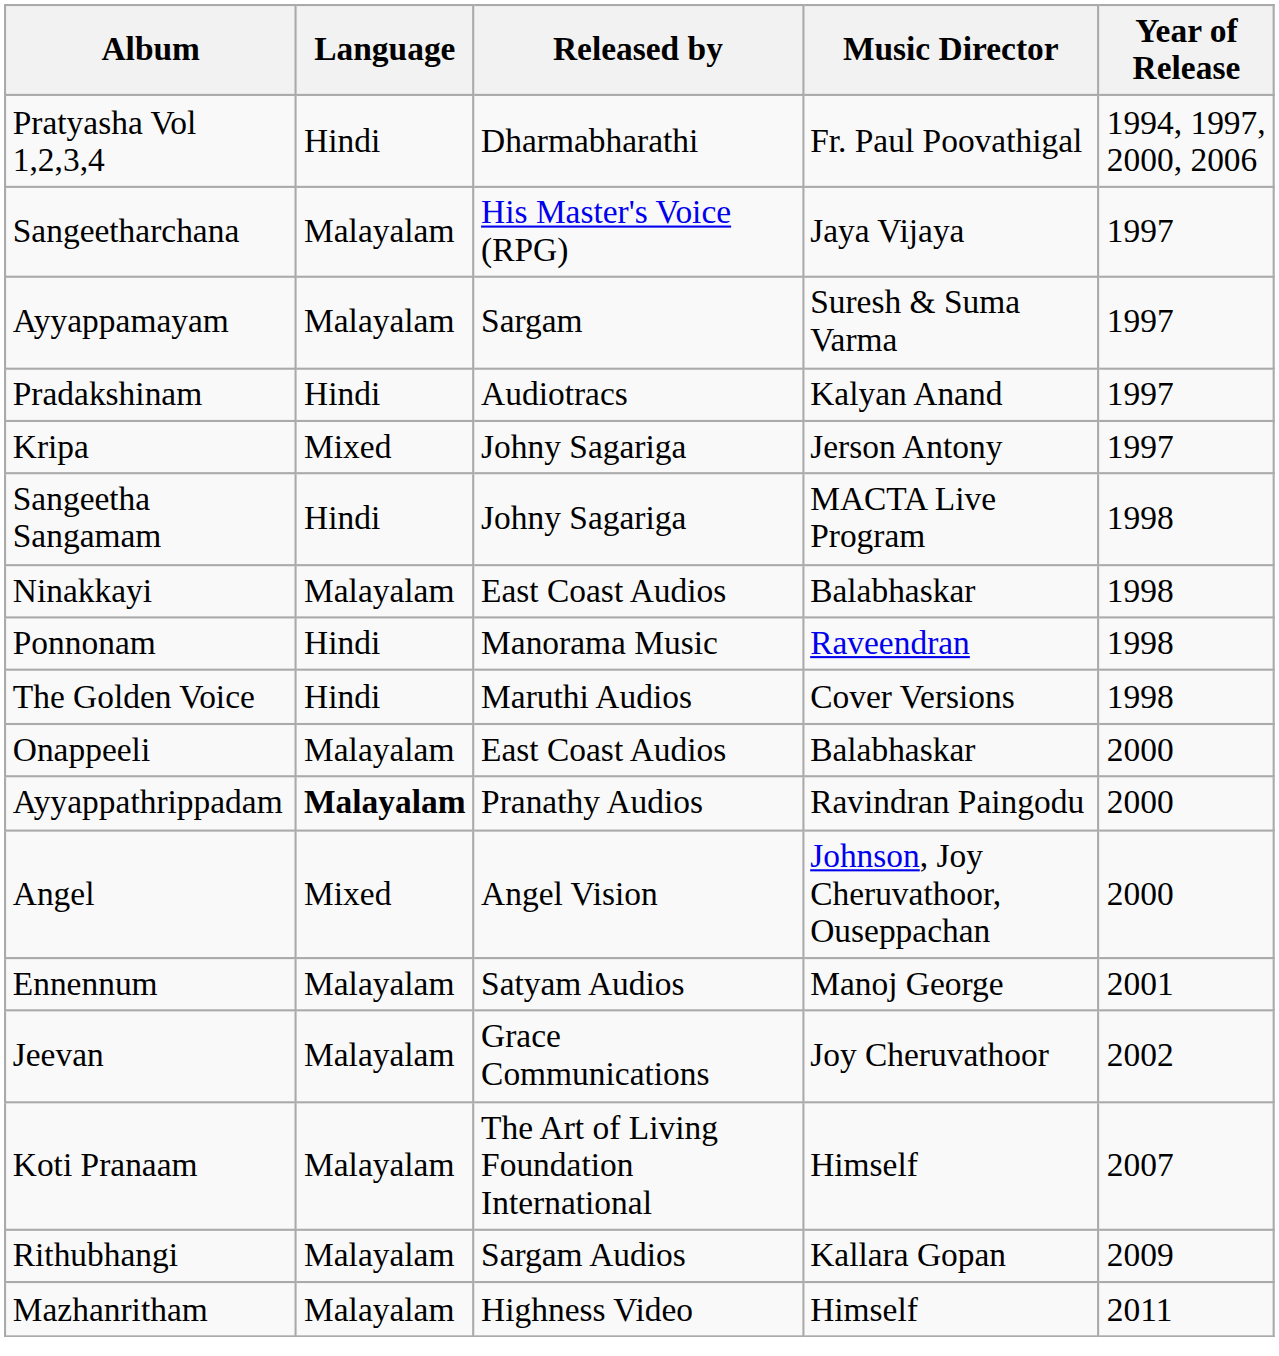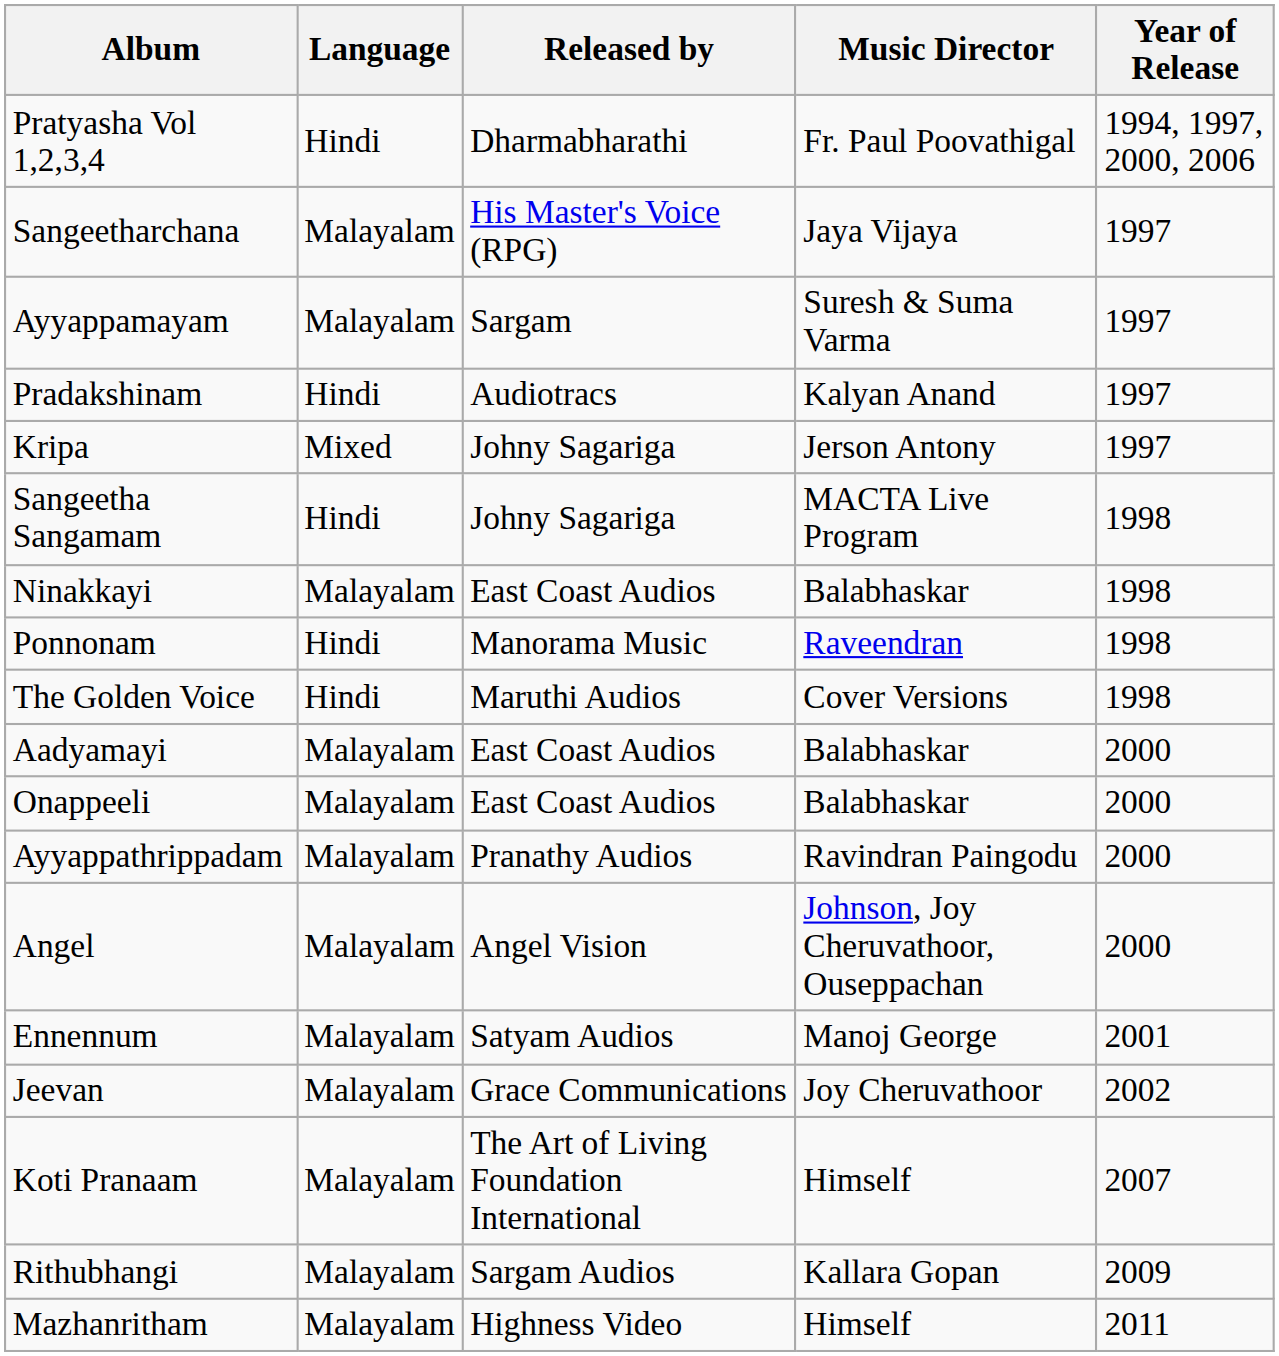+ row: (90, 749)
(385, 802) bold -> (380, 855) normal
(348, 893) Mixed -> (380, 946) Malayalam
